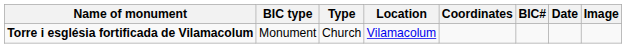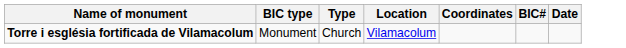- column: (601, 14)
